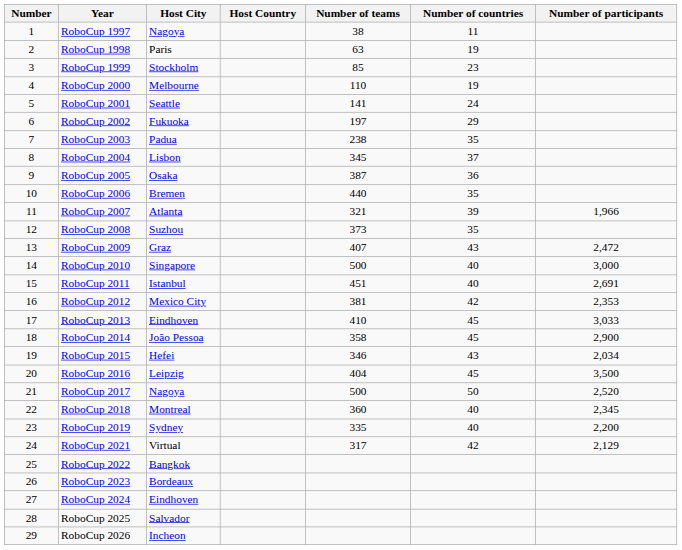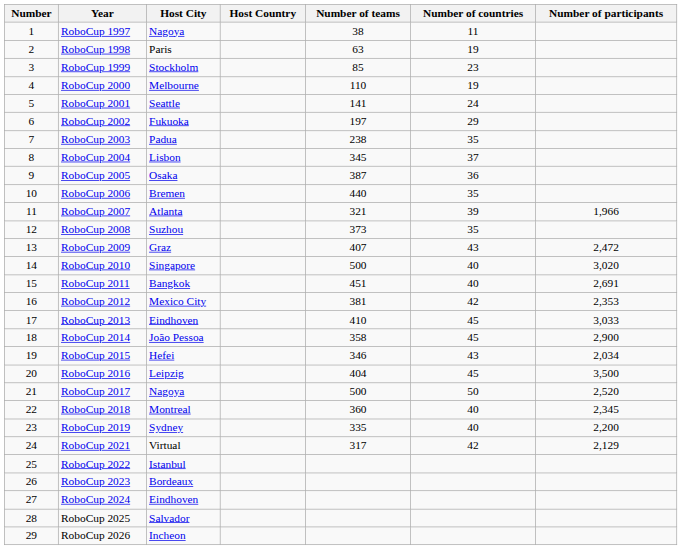(606, 265) 3,000 -> (606, 265) 3,020
(167, 283) Istanbul -> (170, 283) Bangkok
(170, 463) Bangkok -> (167, 463) Istanbul
